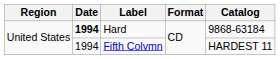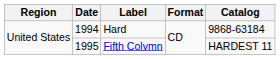(87, 29) bold -> (87, 29) normal
(87, 46) 1994 -> (87, 46) 1995
